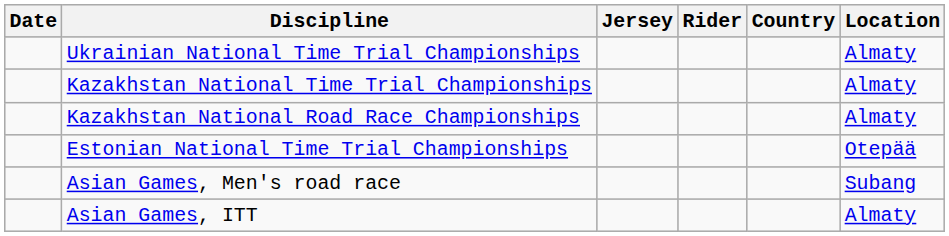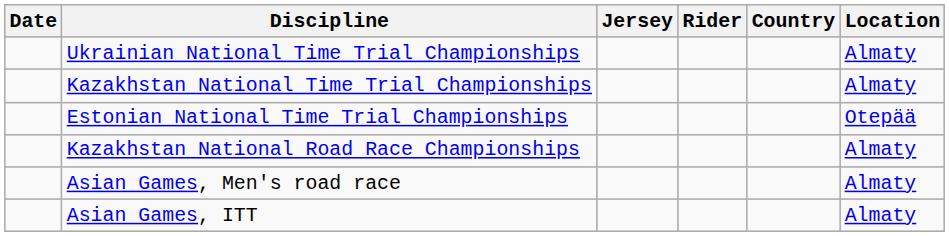rows swapped: (317, 151) <-> (323, 118)
(880, 183) Subang -> (880, 183) Almaty
